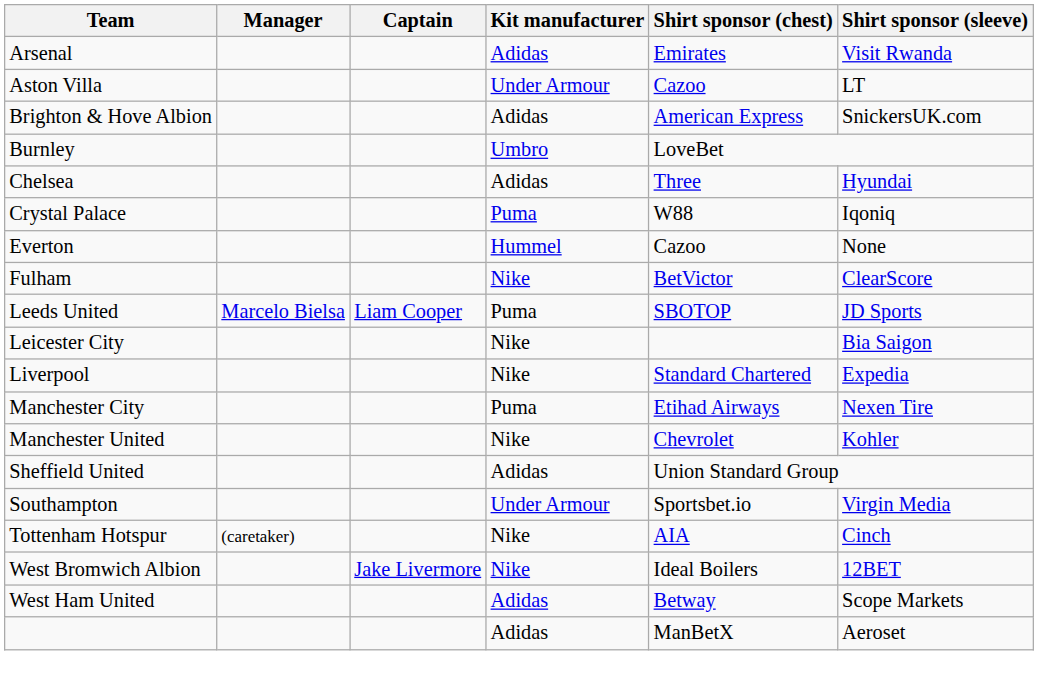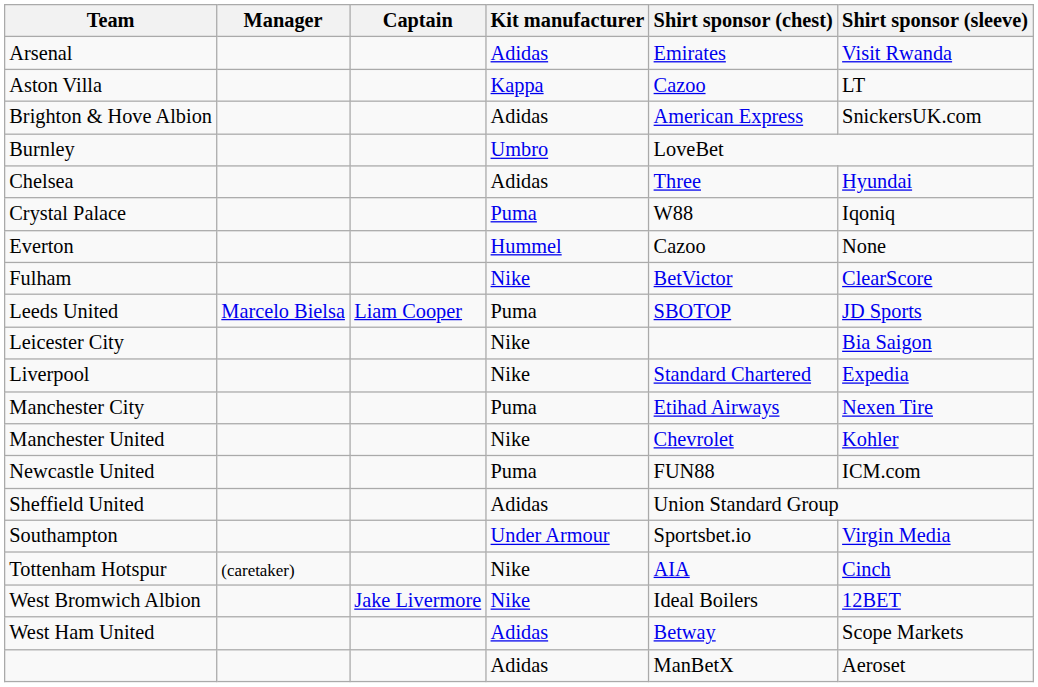(550, 85) Under Armour -> (517, 85) Kappa
+ row: (82, 471)
